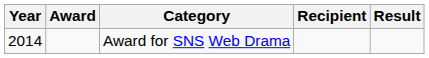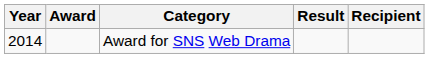columns swapped: (332, 16) <-> (397, 16)
